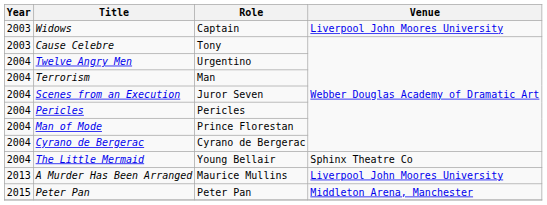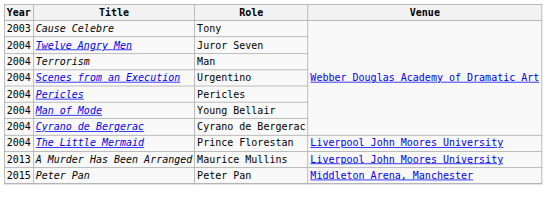- row: (54, 29)
(224, 61) Urgentino -> (230, 45) Juror Seven
(230, 94) Juror Seven -> (224, 78) Urgentino
(245, 127) Prince Florestan -> (236, 110) Young Bellair
(236, 159) Young Bellair -> (245, 143) Prince Florestan
(362, 159) Sphinx Theatre Co -> (407, 143) Liverpool John Moores University
